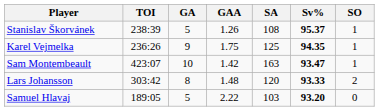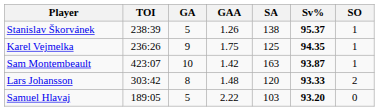(271, 30) 108 -> (271, 30) 138
(313, 64) 93.47 -> (313, 64) 93.87
